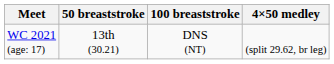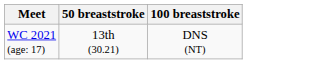- column: (286, 14)
